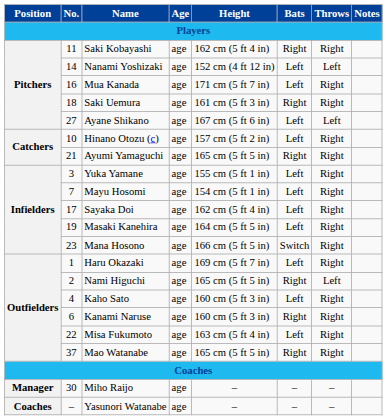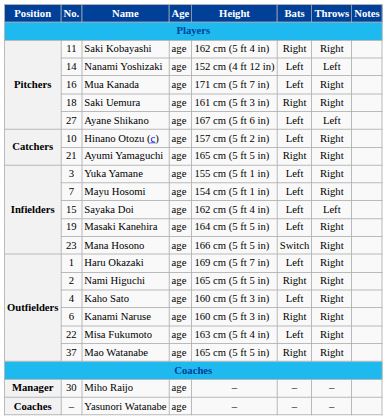(71, 210) 17 -> (71, 210) 15
(332, 210) Right -> (332, 210) Left
(332, 281) Left -> (332, 281) Right
